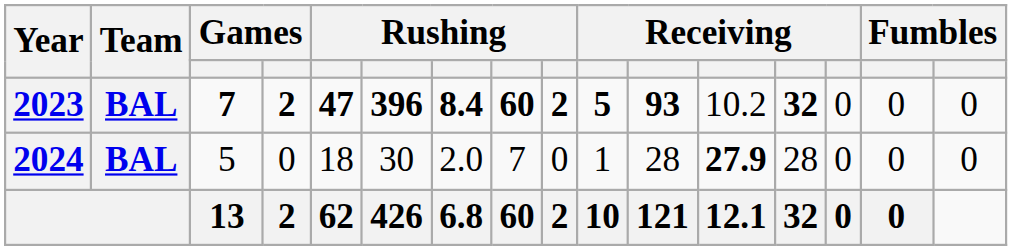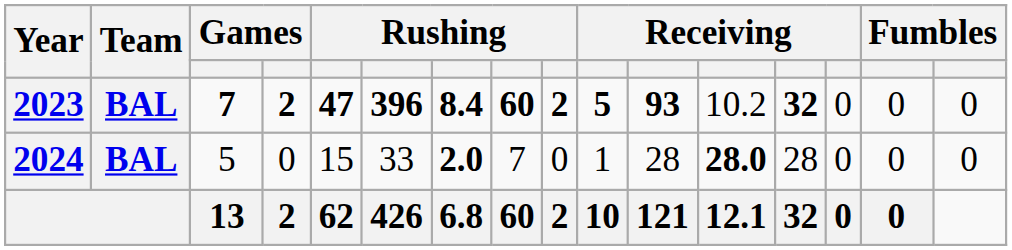(336, 160) 18 -> (336, 160) 15
(397, 160) 30 -> (397, 160) 33
(461, 160) normal -> (461, 160) bold
(736, 160) 27.9 -> (736, 160) 28.0
